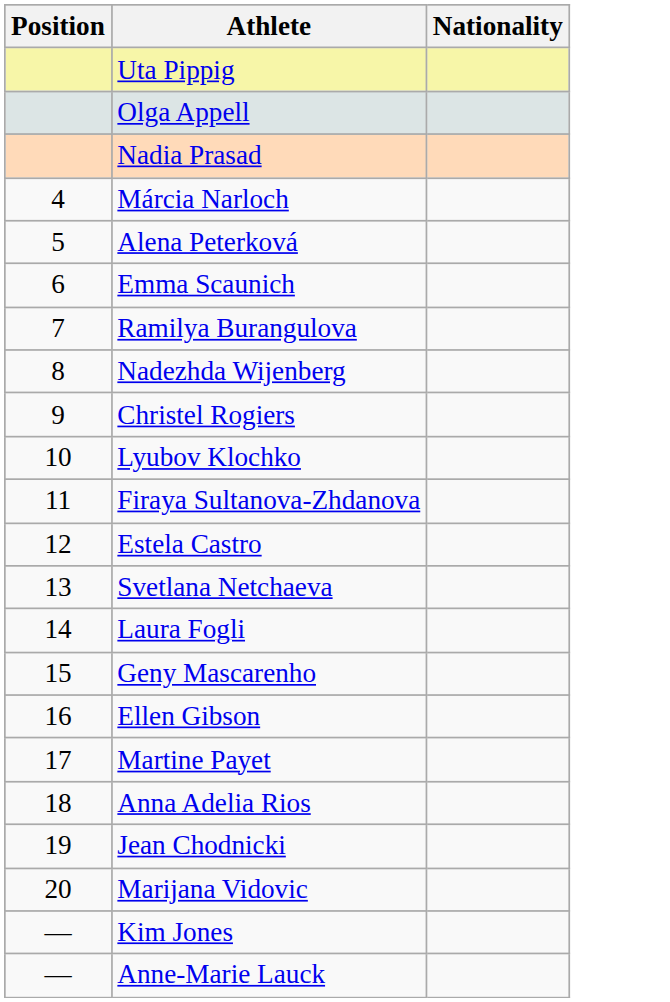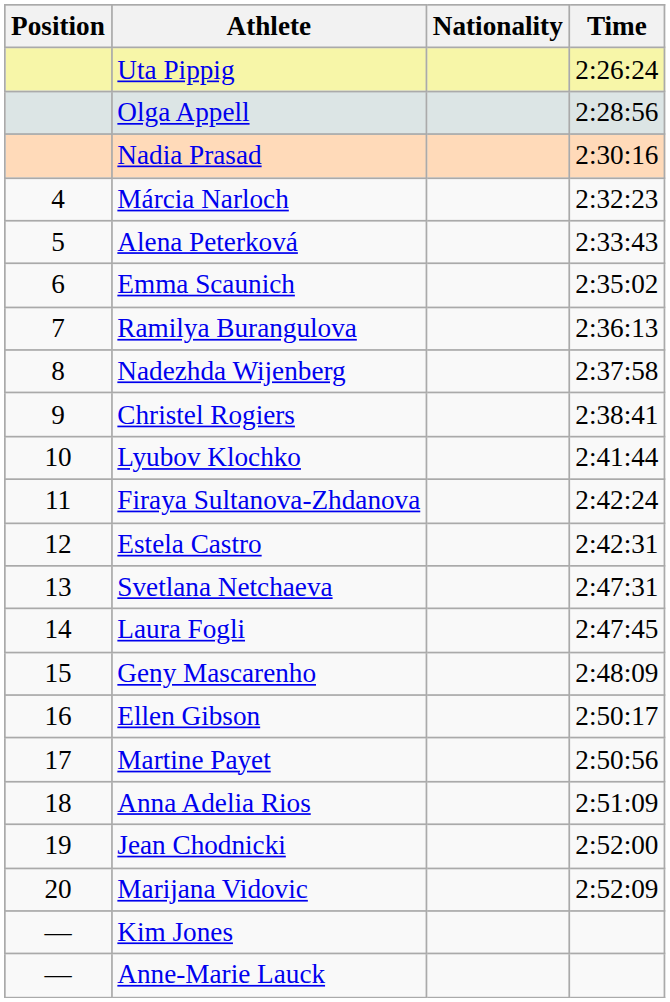+ column: (617, 26)
